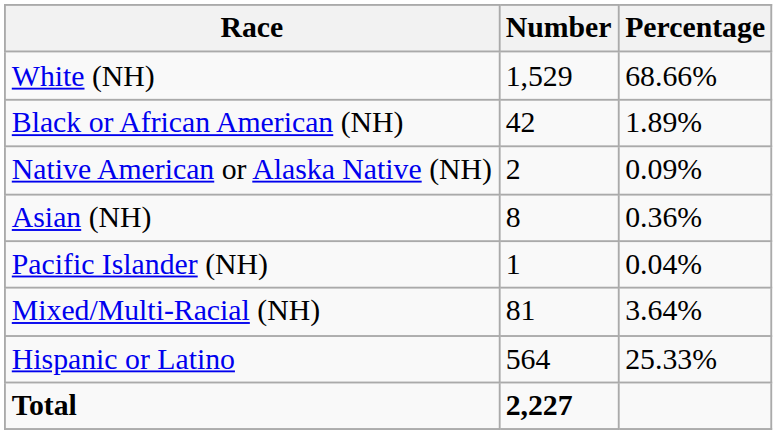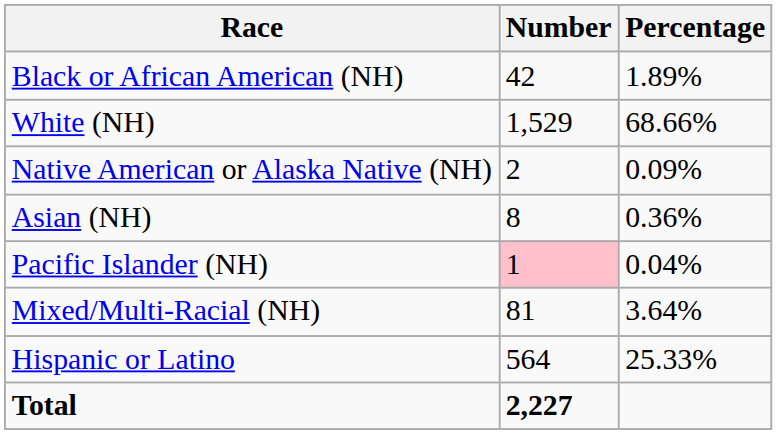rows swapped: (83, 75) <-> (208, 122)
(513, 264) no background -> (513, 264) pink background
